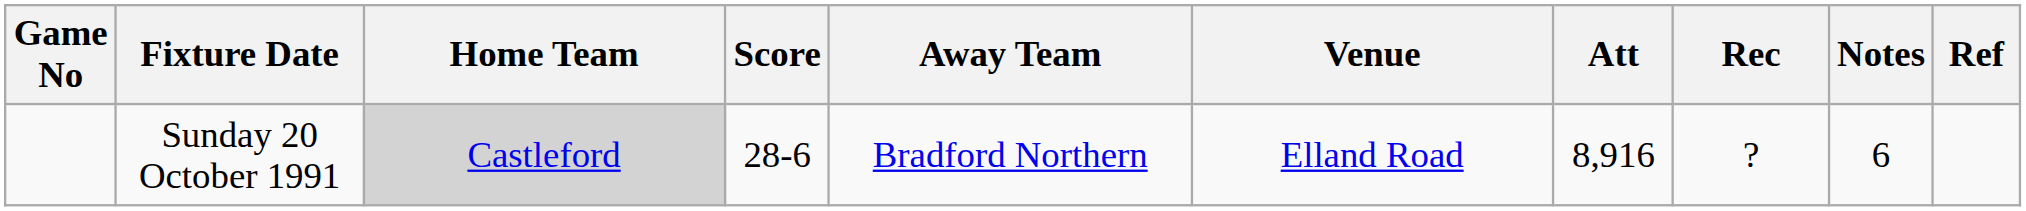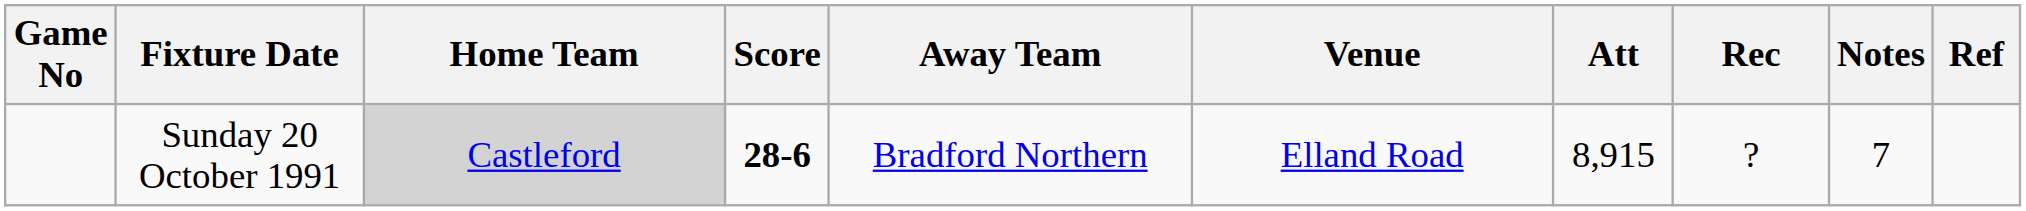(777, 154) normal -> (777, 154) bold
(1613, 154) 8,916 -> (1613, 154) 8,915
(1881, 154) 6 -> (1881, 154) 7
